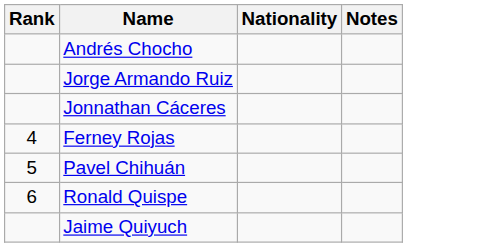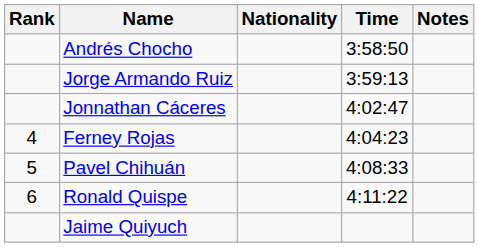+ column: (377, 19)
